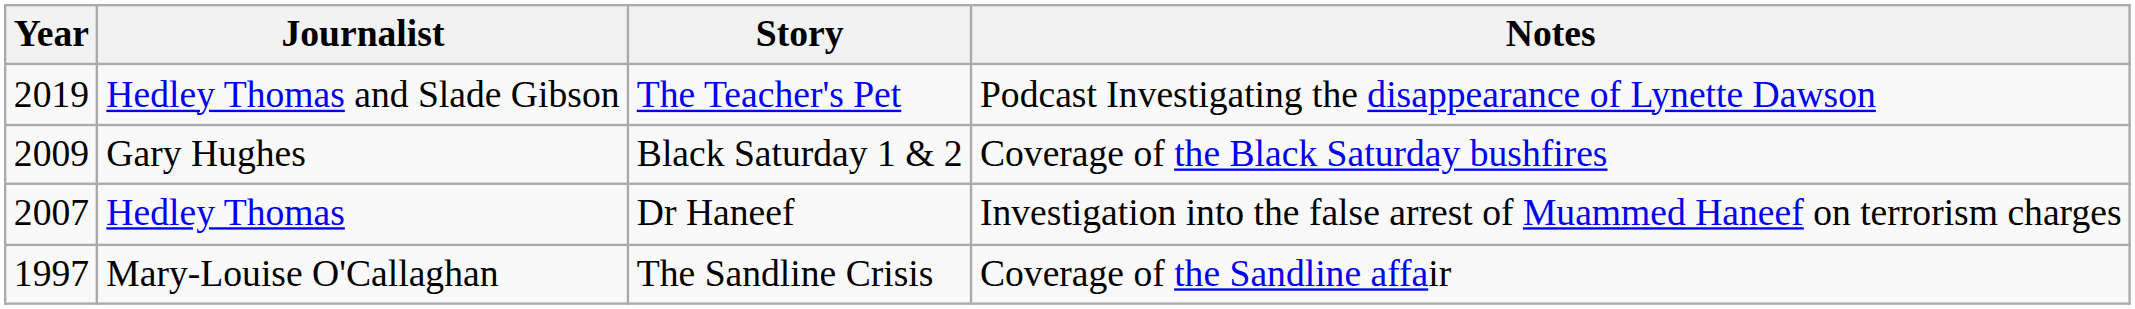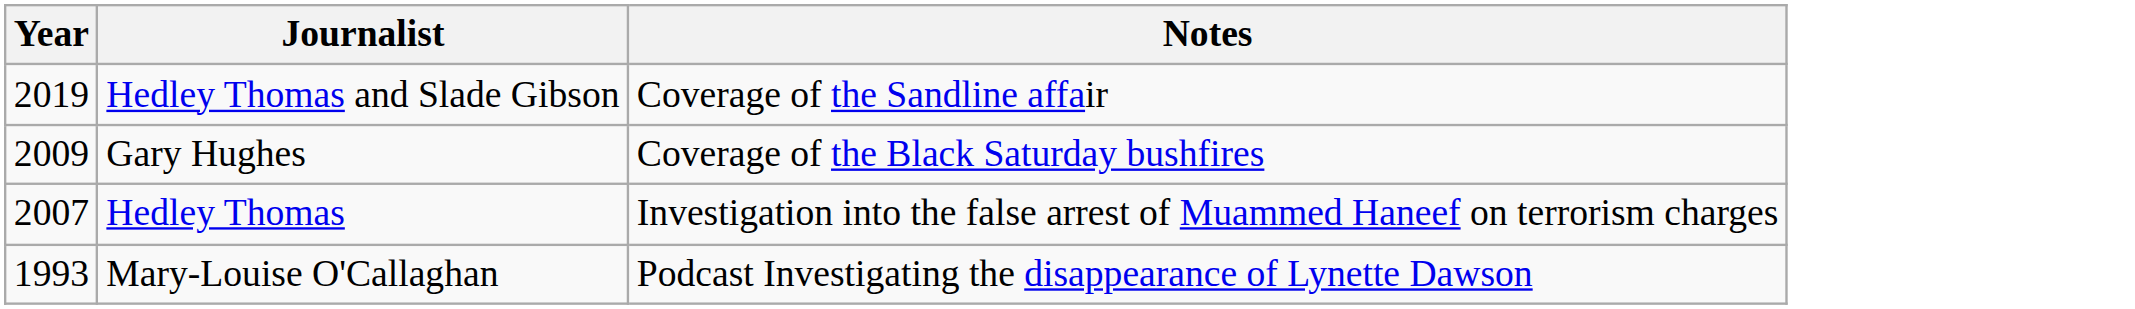- column: (800, 34)
(1428, 93) Podcast Investigating the disappearance of Lynette Dawson -> (872, 93) Coverage of the Sandline affair
(51, 272) 1997 -> (51, 272) 1993
(1216, 272) Coverage of the Sandline affair -> (1085, 272) Podcast Investigating the disappearance of Lynette Dawson
